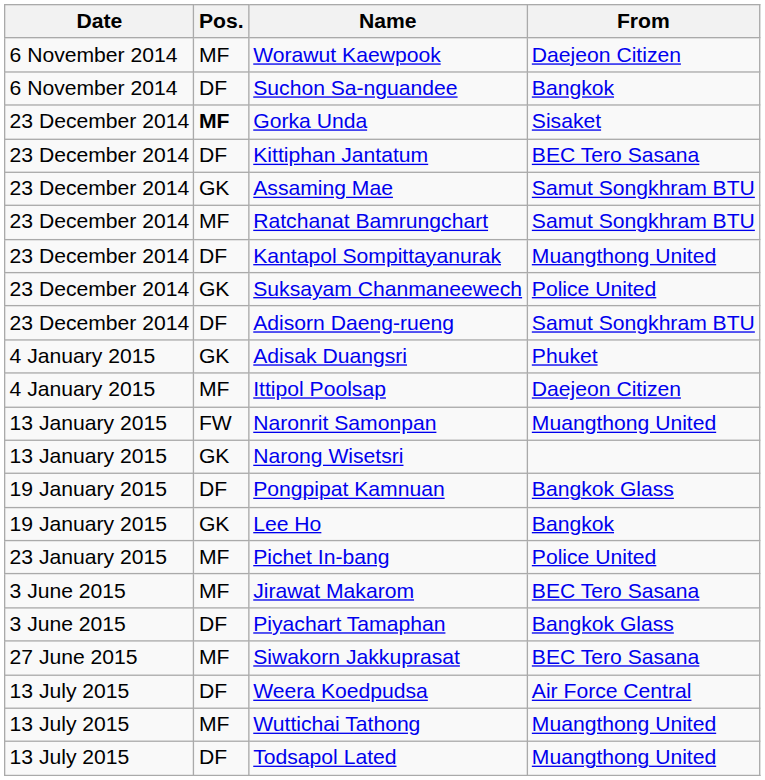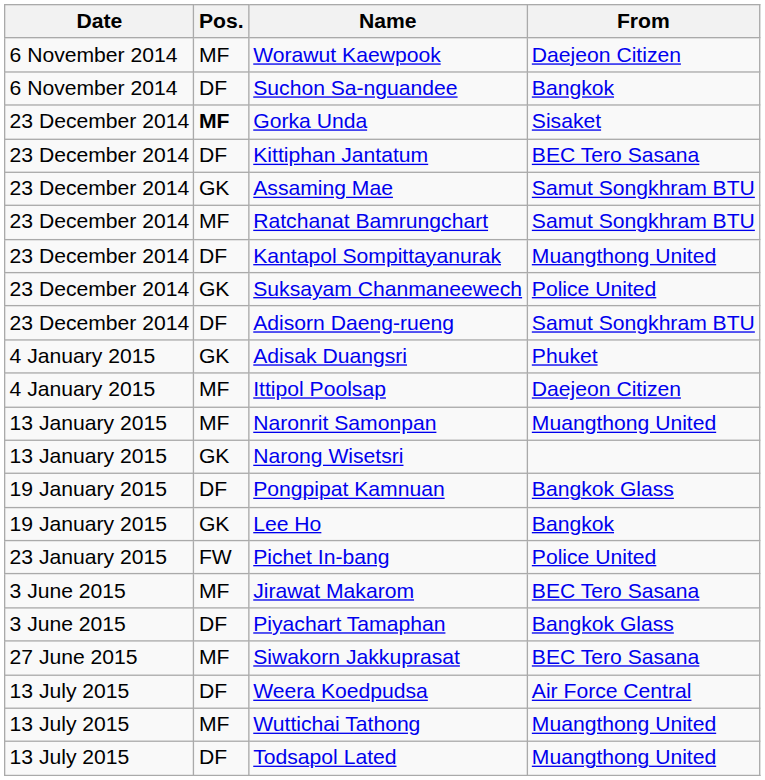(215, 423) FW -> (214, 423) MF
(214, 557) MF -> (215, 557) FW
